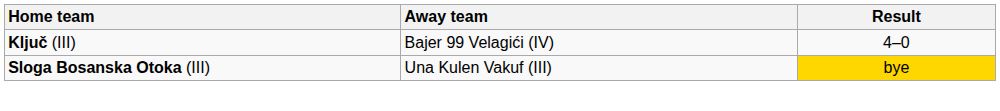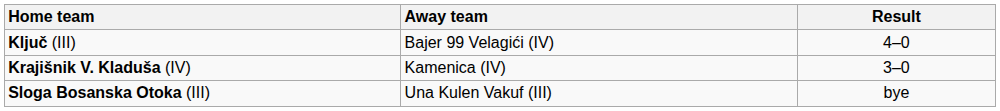+ row: (99, 67)
(896, 67) gold background -> (896, 93) no background
